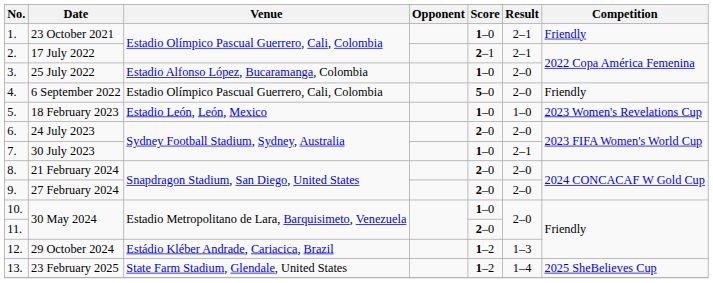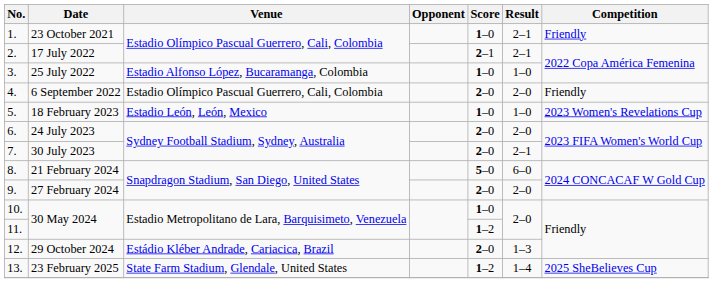(522, 72) 2–0 -> (522, 72) 1–0
(485, 92) 5–0 -> (485, 92) 2–0
(485, 151) 1–0 -> (485, 151) 2–0
(485, 170) 2–0 -> (485, 170) 5–0
(522, 170) 2–0 -> (522, 170) 6–0
(485, 229) 2–0 -> (485, 229) 1–2
(485, 248) 1–2 -> (485, 248) 2–0
